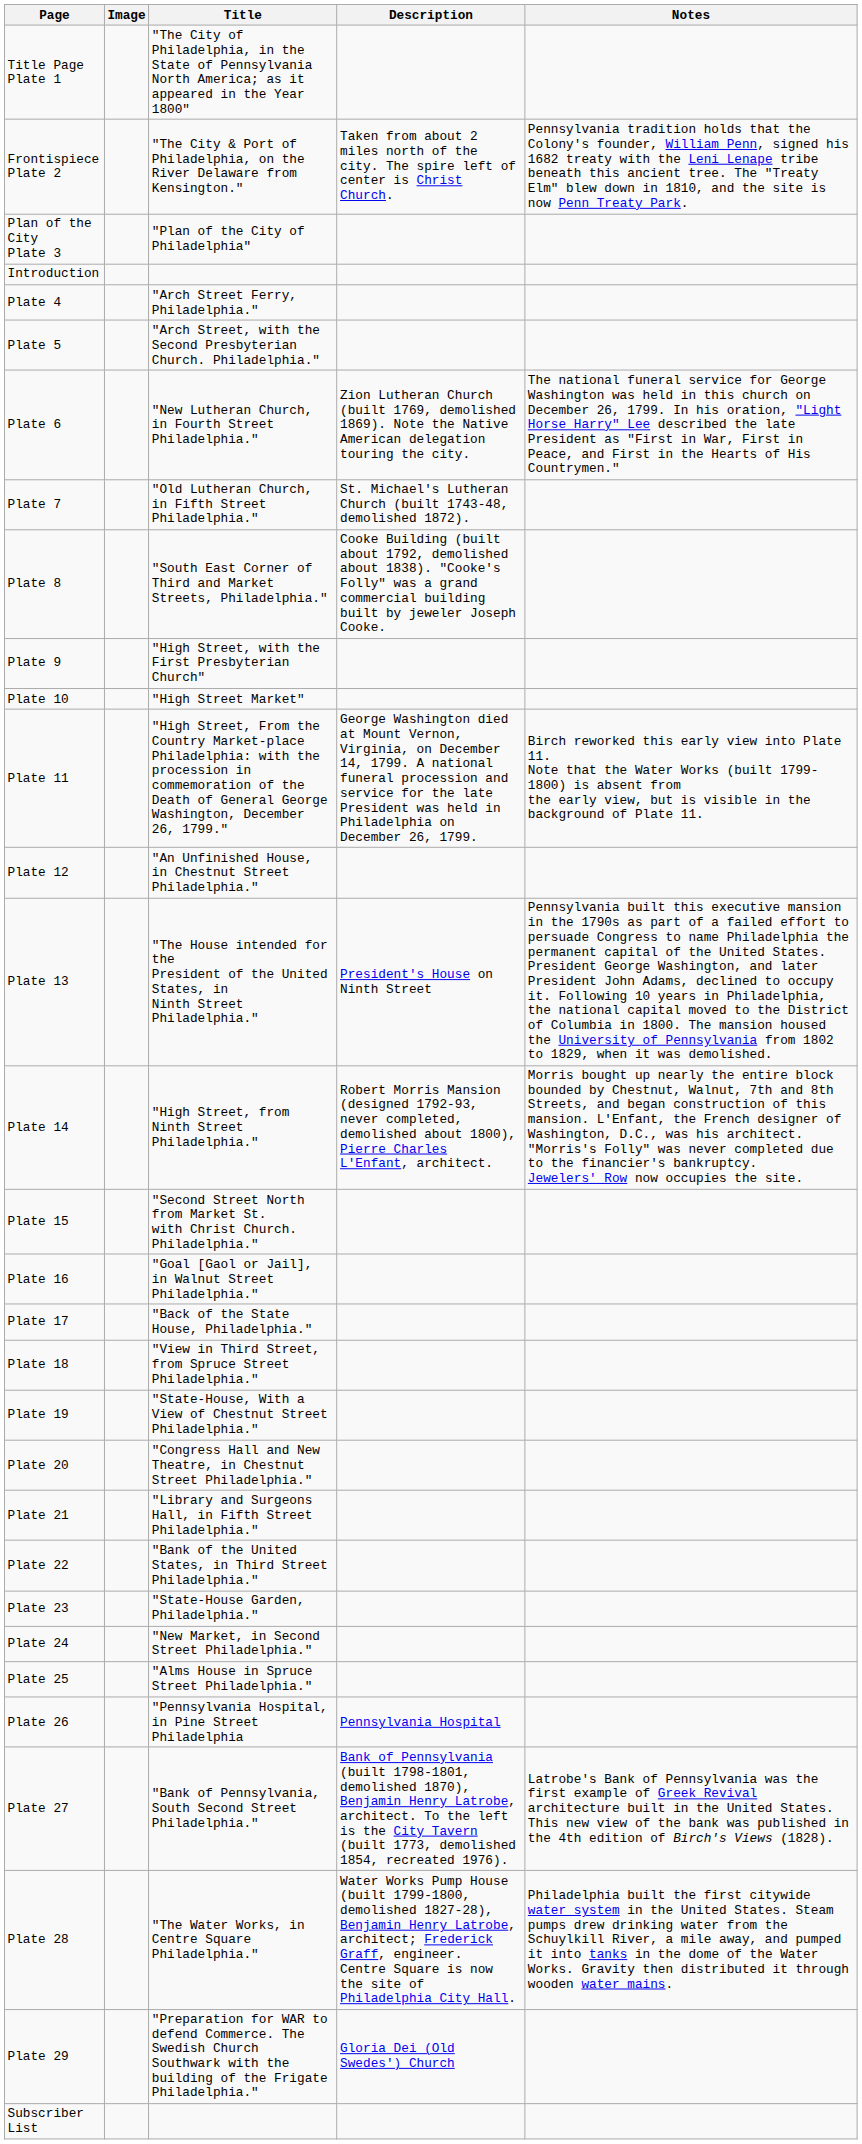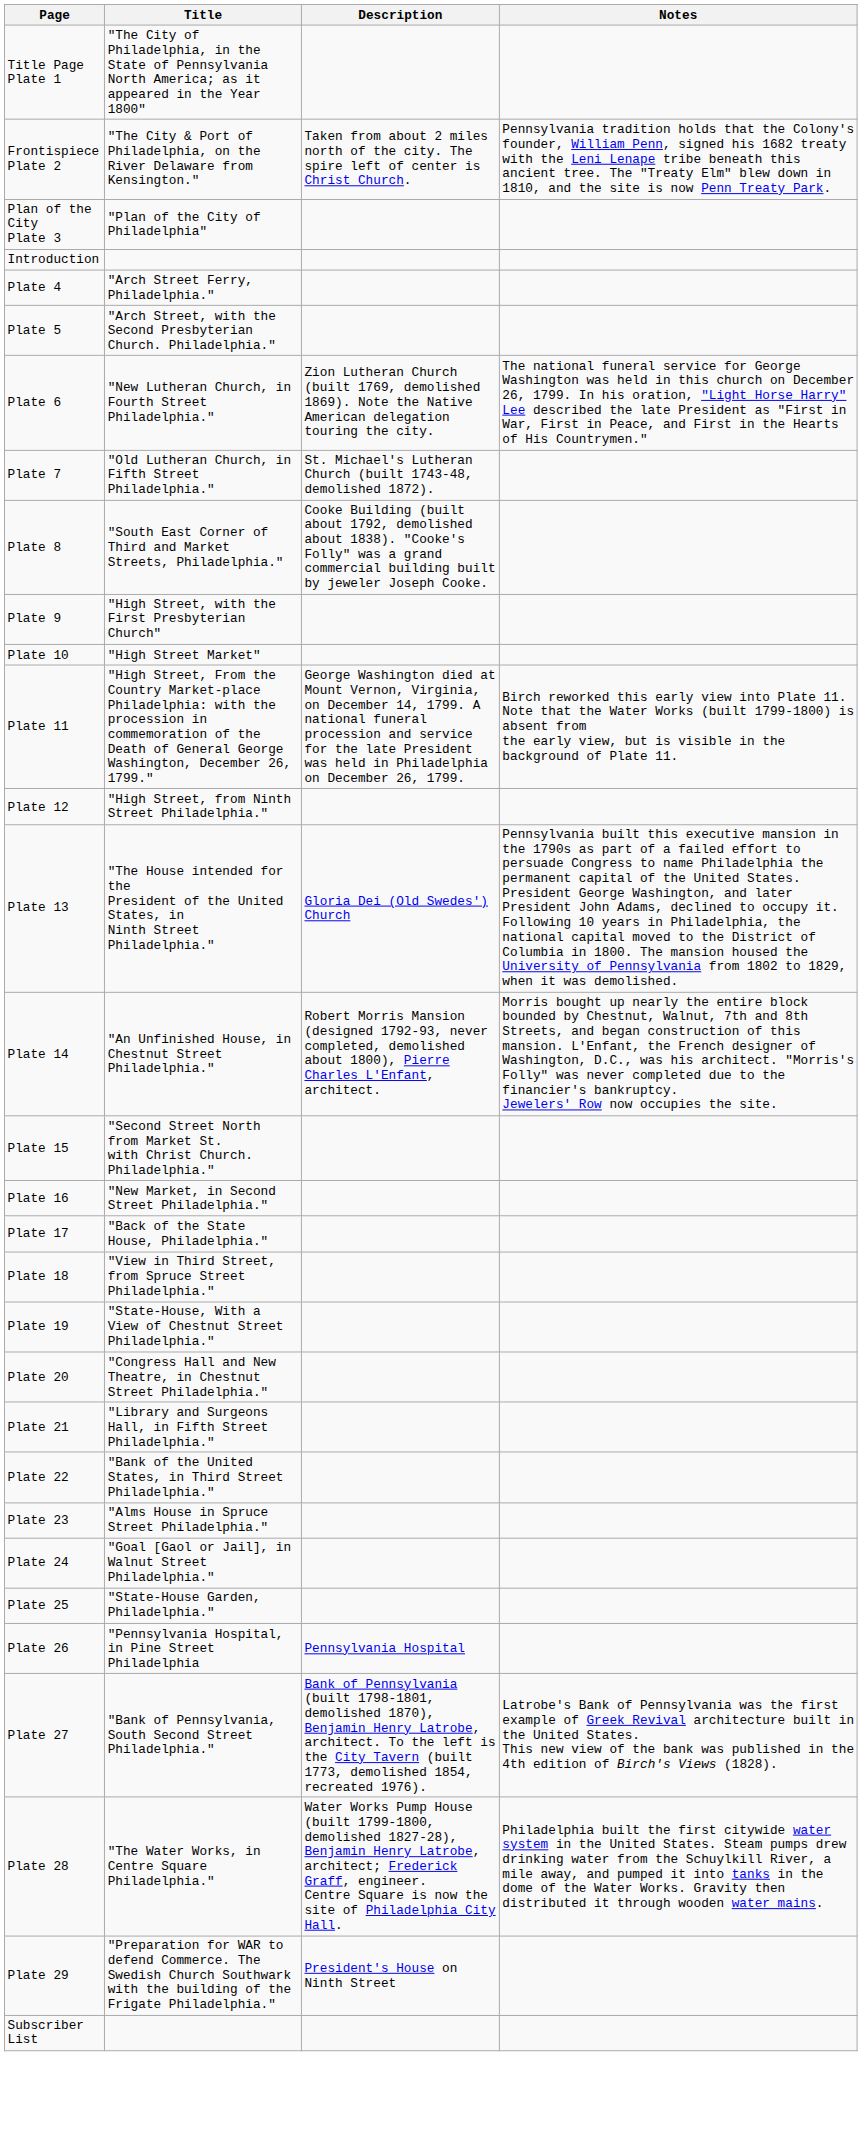- column: (127, 15)
(232, 873) "An Unfinished House, in Chestnut Street Philadelphia." -> (199, 807) "High Street, from Ninth Street Philadelphia."
(417, 982) President's House on Ninth Street -> (396, 908) Gloria Dei (Old Swedes') Church
(221, 1127) "High Street, from Ninth Street Philadelphia." -> (199, 1054) "An Unfinished House, in Chestnut Street Philadelphia."
(232, 1279) "Goal [Gaol or Jail], in Walnut Street Philadelphia." -> (192, 1198) "New Market, in Second Street Philadelphia."
(228, 1608) "State-House Garden, Philadelphia." -> (188, 1520) "Alms House in Spruce Street Philadelphia."
(236, 1644) "New Market, in Second Street Philadelphia." -> (199, 1563) "Goal [Gaol or Jail], in Walnut Street Philadelphia."
(232, 1679) "Alms House in Spruce Street Philadelphia." -> (184, 1606) "State-House Garden, Philadelphia."
(397, 2056) Gloria Dei (Old Swedes') Church -> (381, 1975) President's House on Ninth Street
